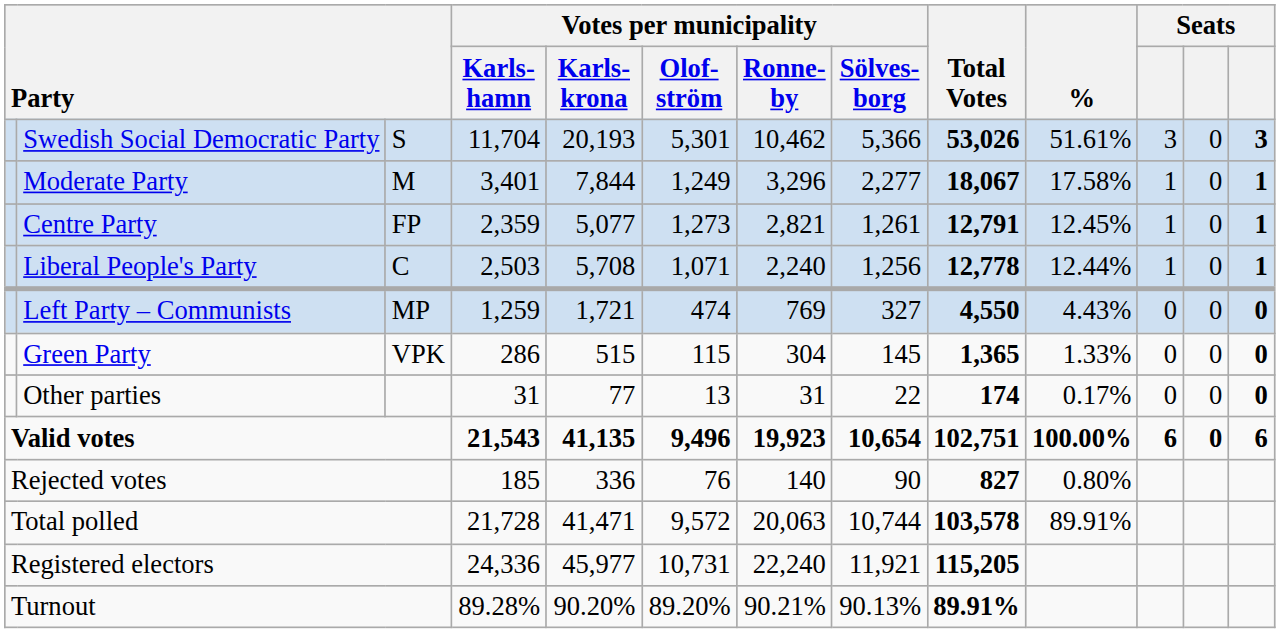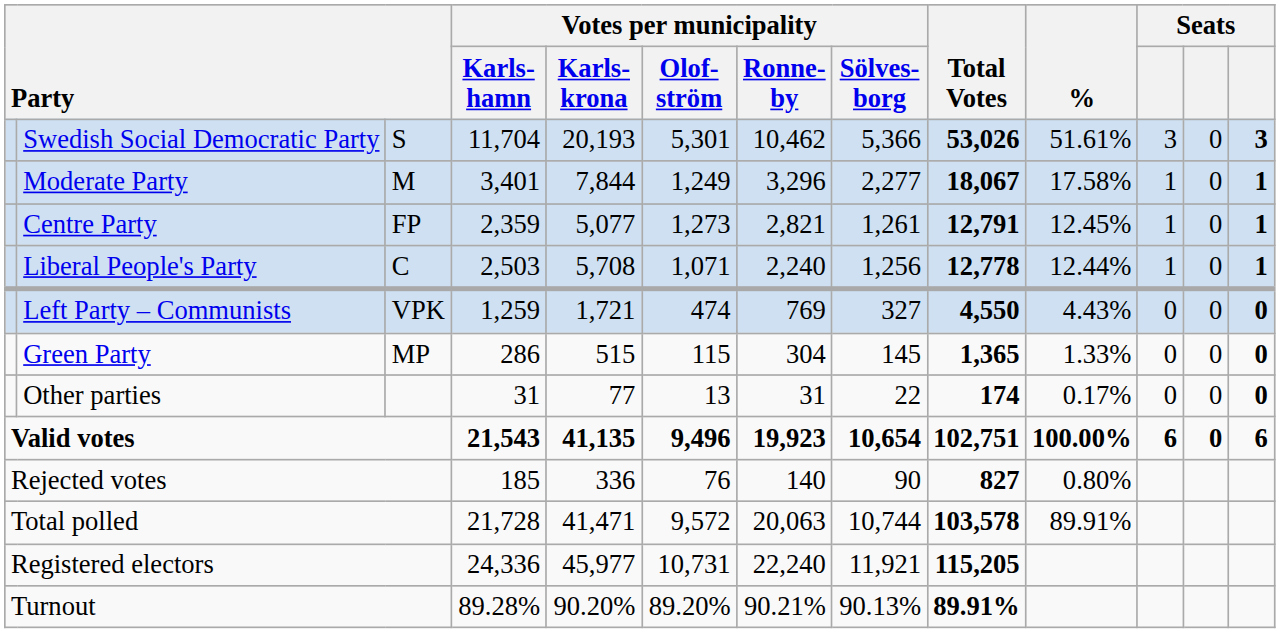(411, 311) MP -> (418, 311) VPK
(418, 353) VPK -> (411, 353) MP
